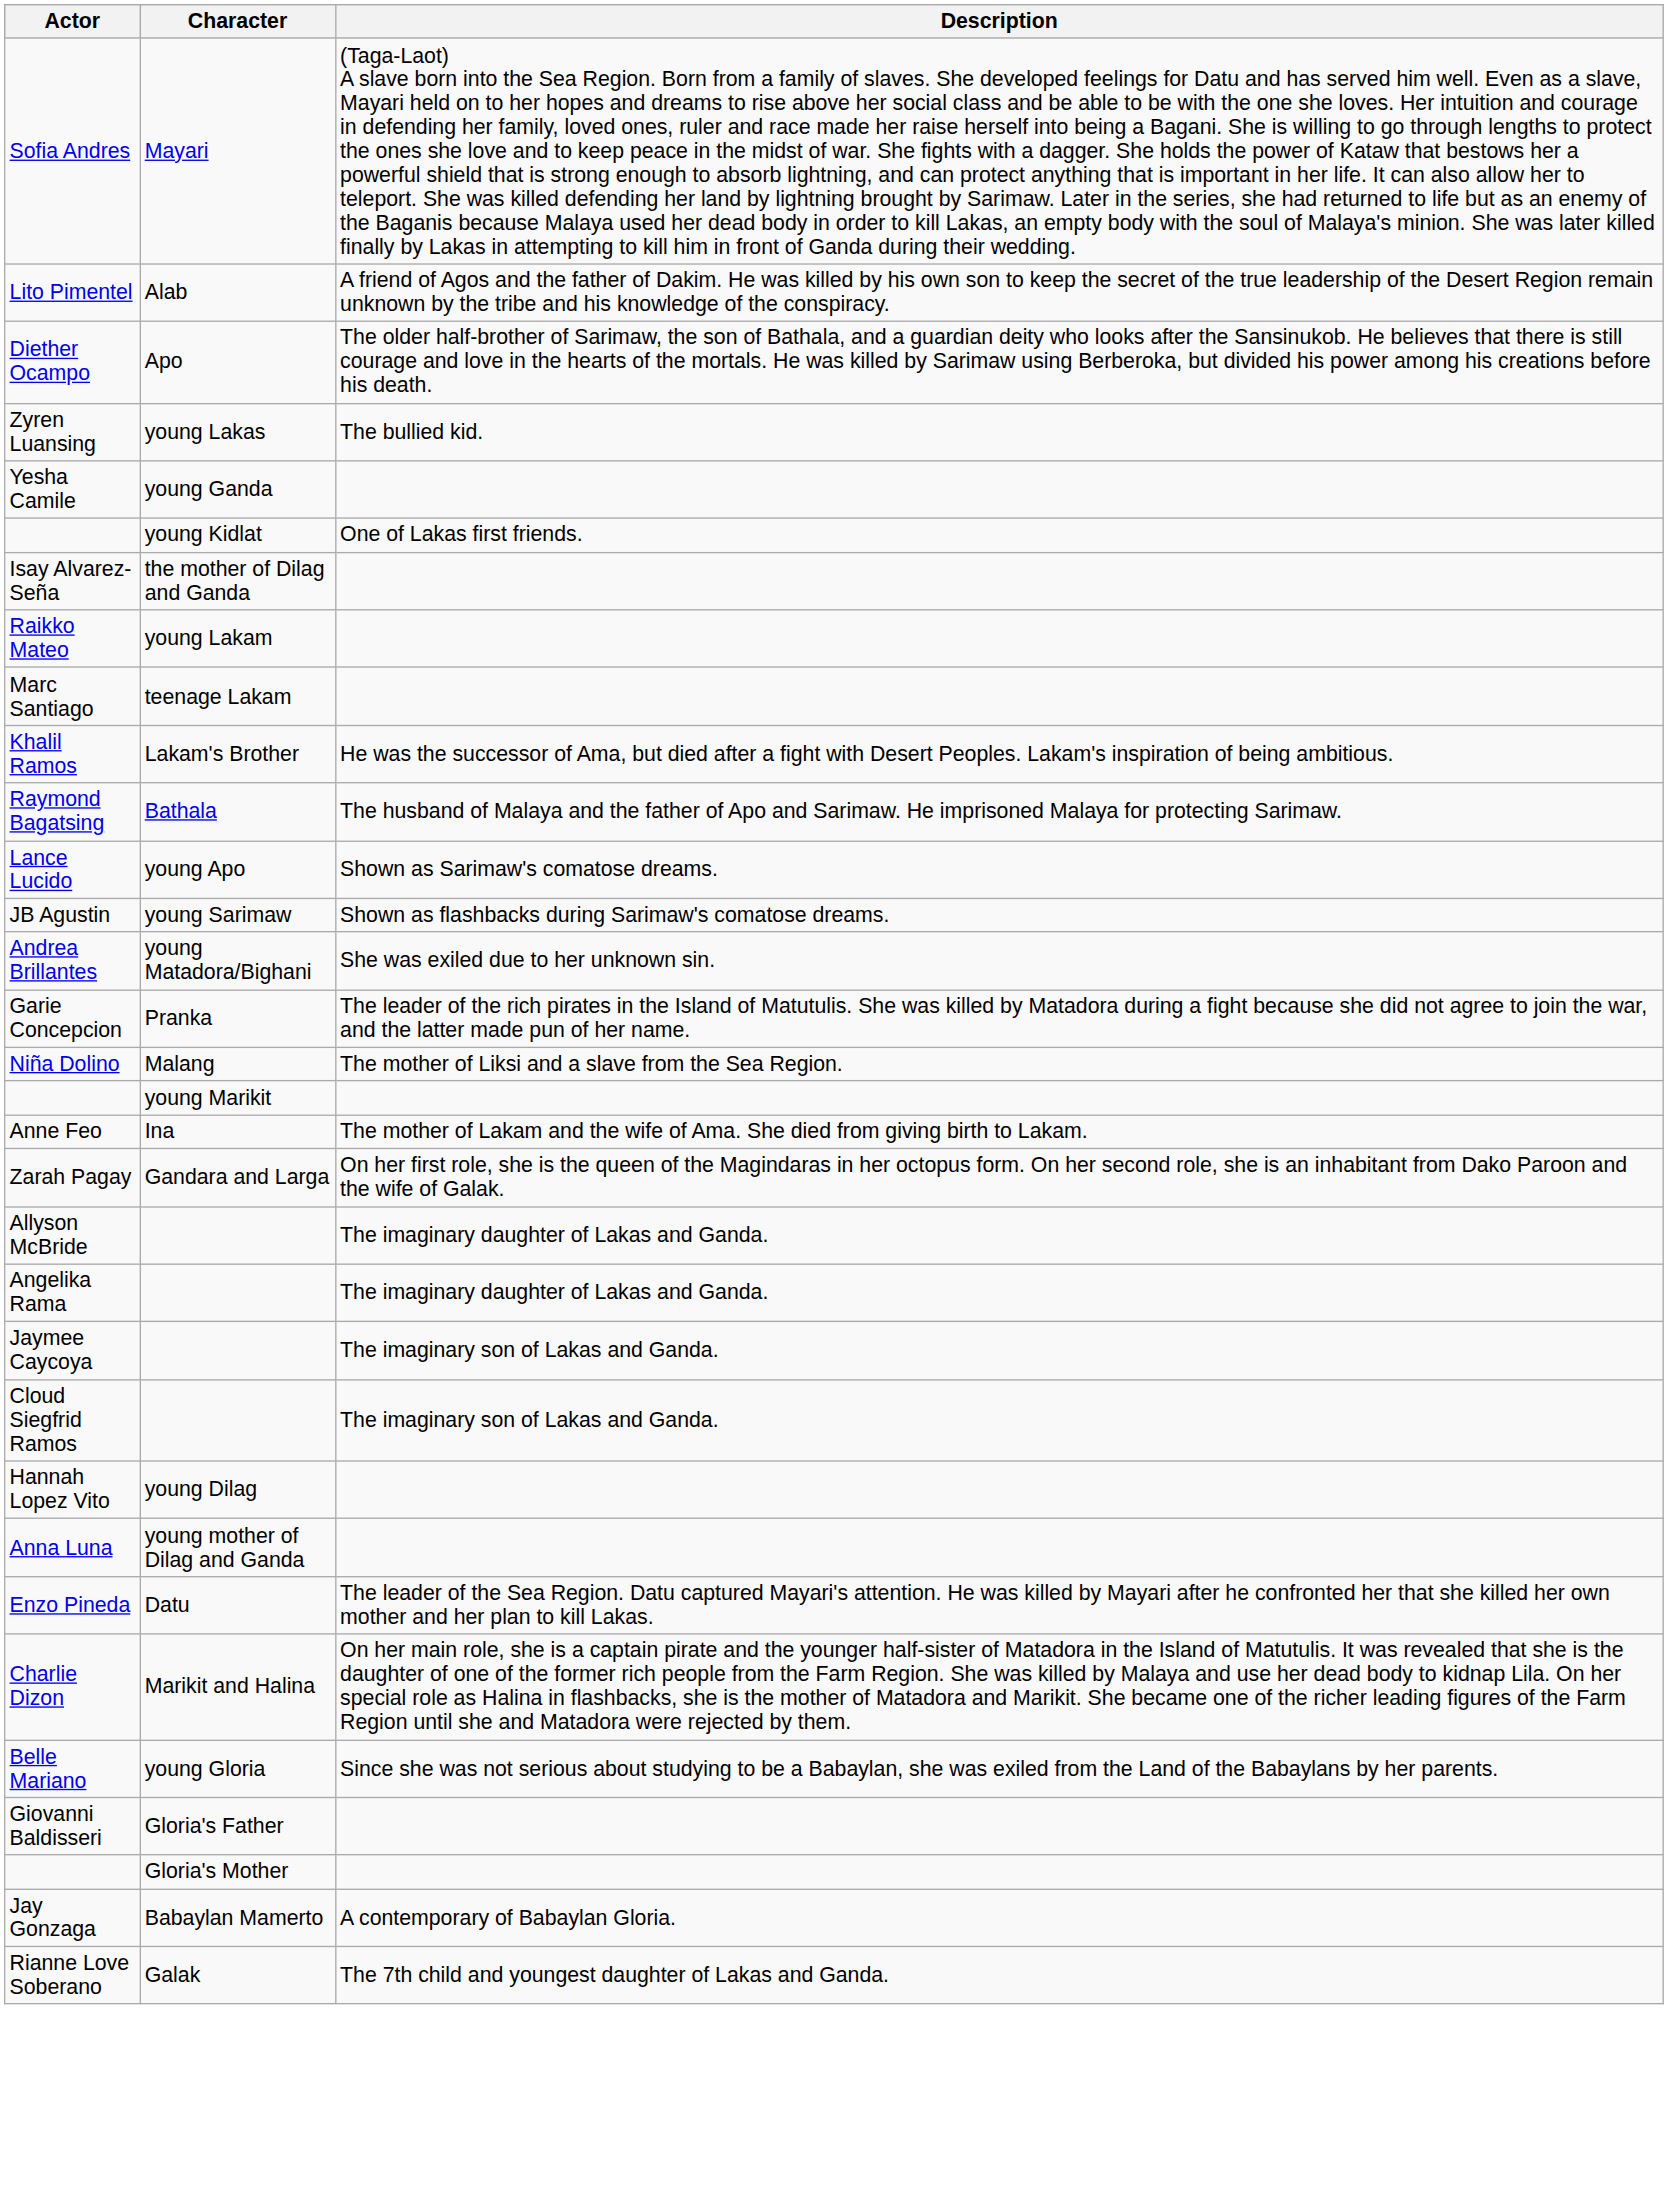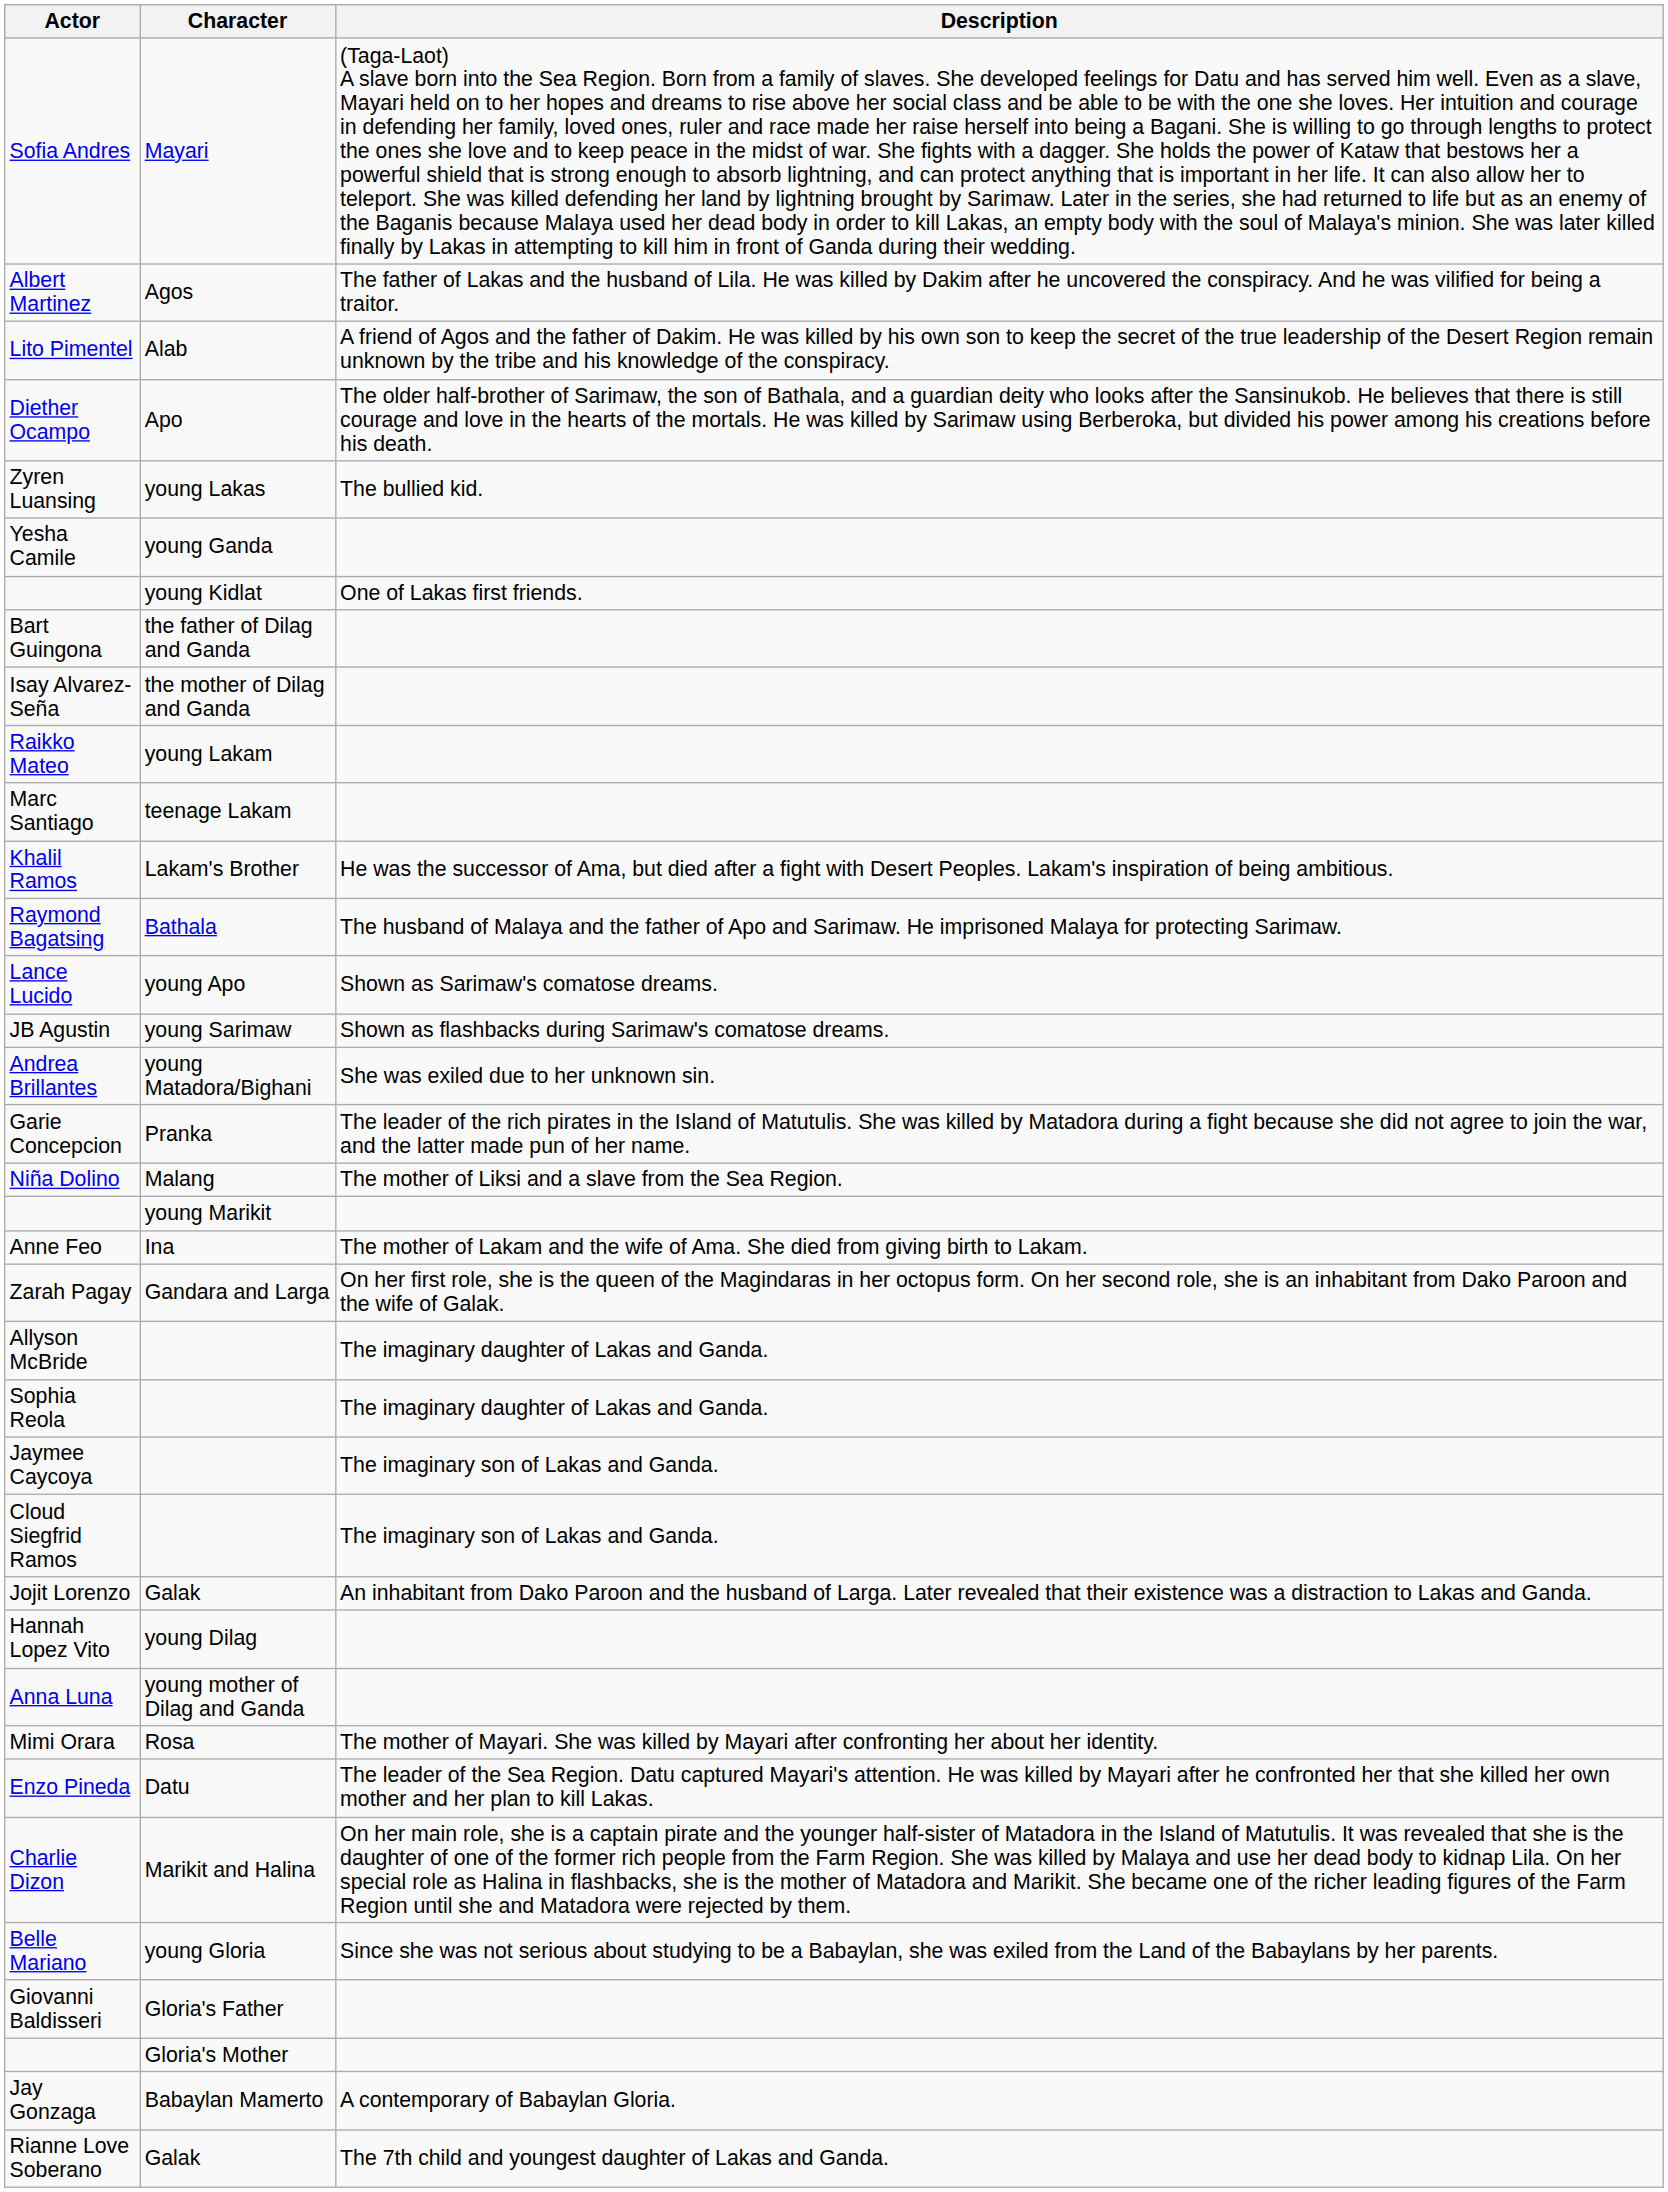+ row: (50, 292)
+ row: (56, 638)
+ row: (43, 1408)
- row: (50, 1292)
+ row: (70, 1593)
+ row: (62, 1742)
